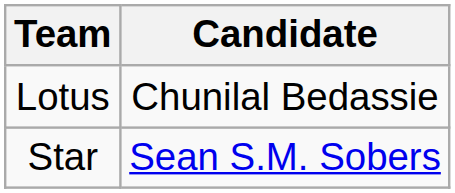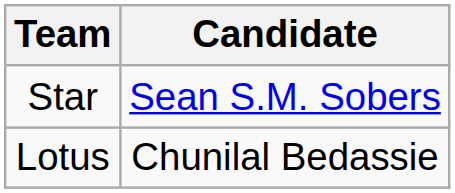rows swapped: (63, 156) <-> (63, 95)
